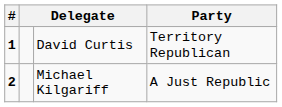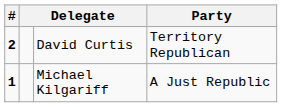(12, 45) 1 -> (12, 45) 2
(12, 83) 2 -> (12, 83) 1
